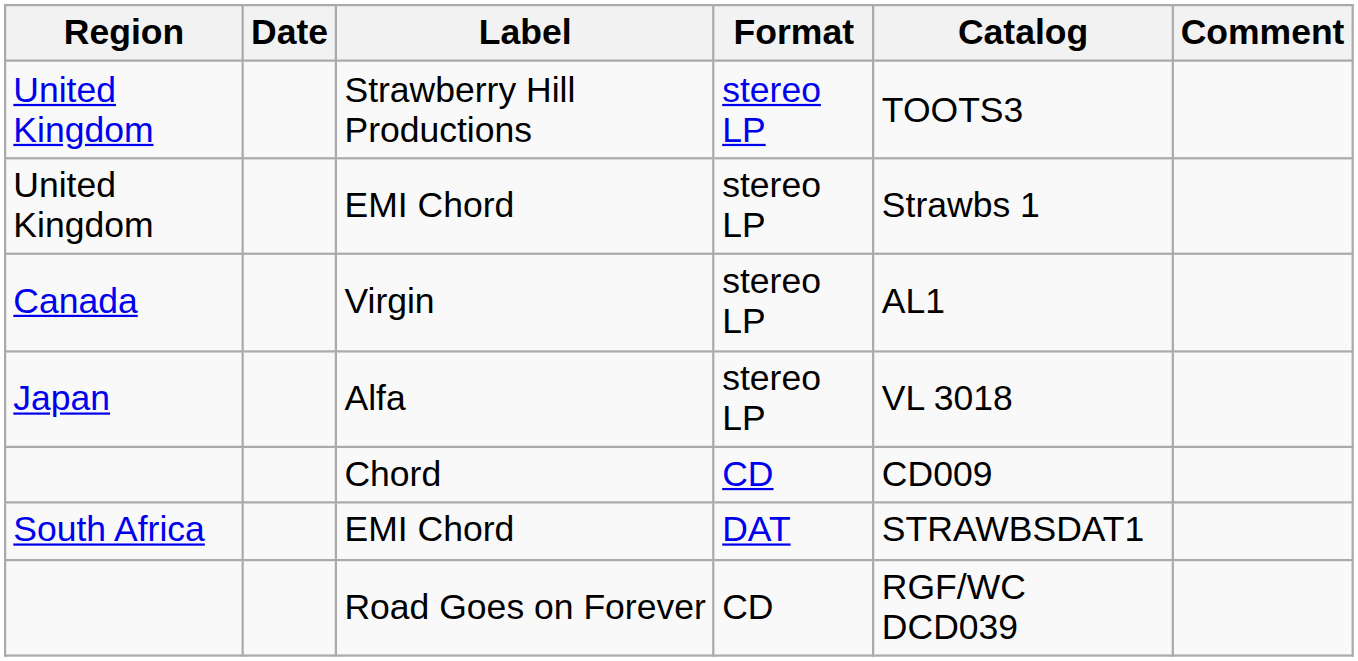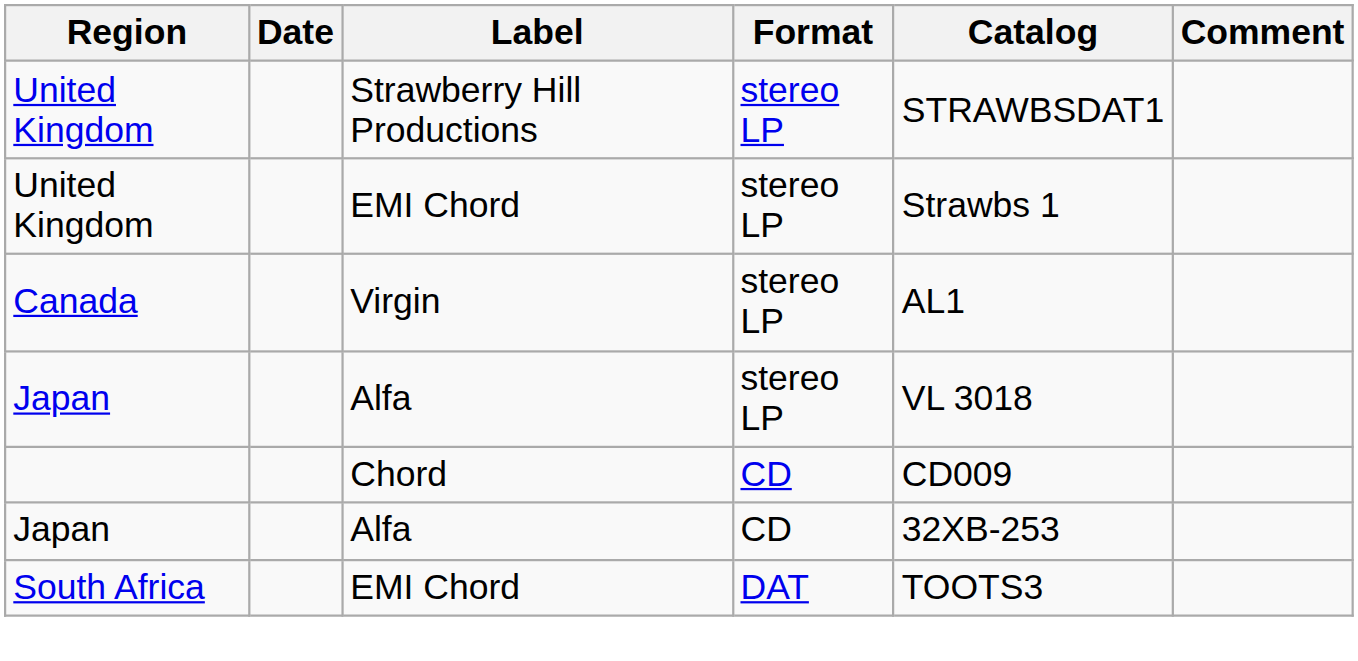(953, 108) TOOTS3 -> (1033, 108) STRAWBSDAT1
+ row: (381, 530)
(1013, 530) STRAWBSDAT1 -> (972, 586) TOOTS3
- row: (525, 606)
